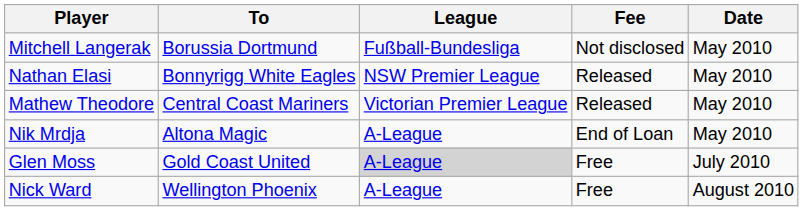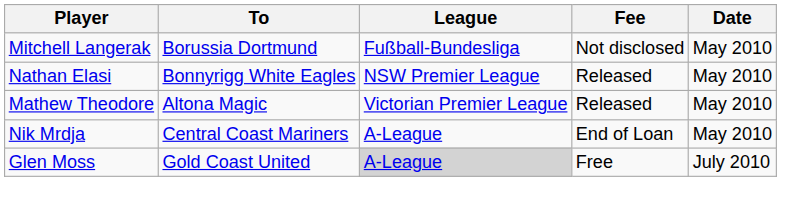(255, 104) Central Coast Mariners -> (215, 104) Altona Magic
(215, 133) Altona Magic -> (255, 133) Central Coast Mariners
- row: (50, 190)
